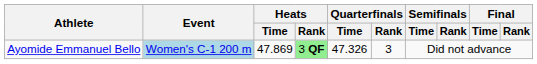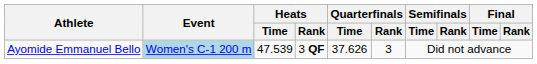(275, 50) 47.869 -> (275, 50) 47.539
(312, 50) lightgreen background -> (312, 50) no background
(350, 50) 47.326 -> (350, 50) 37.626
